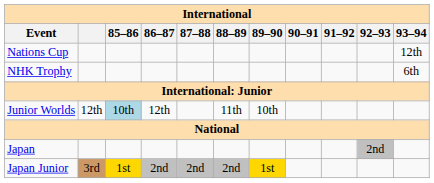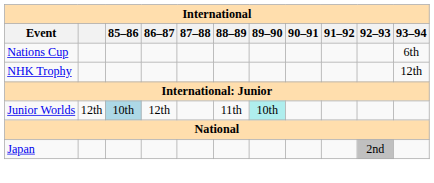(411, 52) 12th -> (411, 52) 6th
(411, 71) 6th -> (411, 71) 12th
(267, 110) no background -> (267, 110) paleturquoise background
- row: (38, 168)
